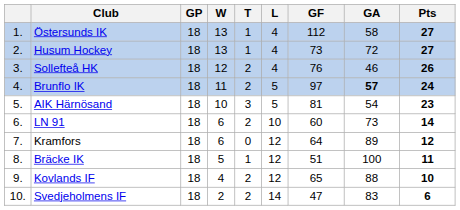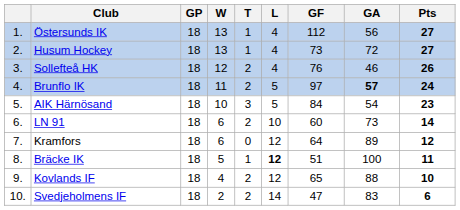(372, 31) 58 -> (372, 31) 56
(316, 104) 81 -> (316, 104) 84
(275, 159) normal -> (275, 159) bold
